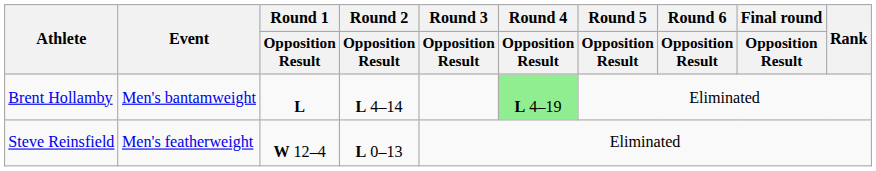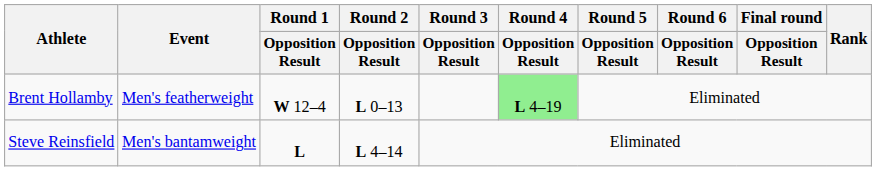(189, 97) Men's bantamweight -> (188, 97) Men's featherweight
(300, 106) L -> (300, 106) W 12–4
(379, 106) L 4–14 -> (379, 106) L 0–13
(188, 143) Men's featherweight -> (189, 143) Men's bantamweight
(300, 152) W 12–4 -> (300, 152) L
(379, 152) L 0–13 -> (379, 152) L 4–14
